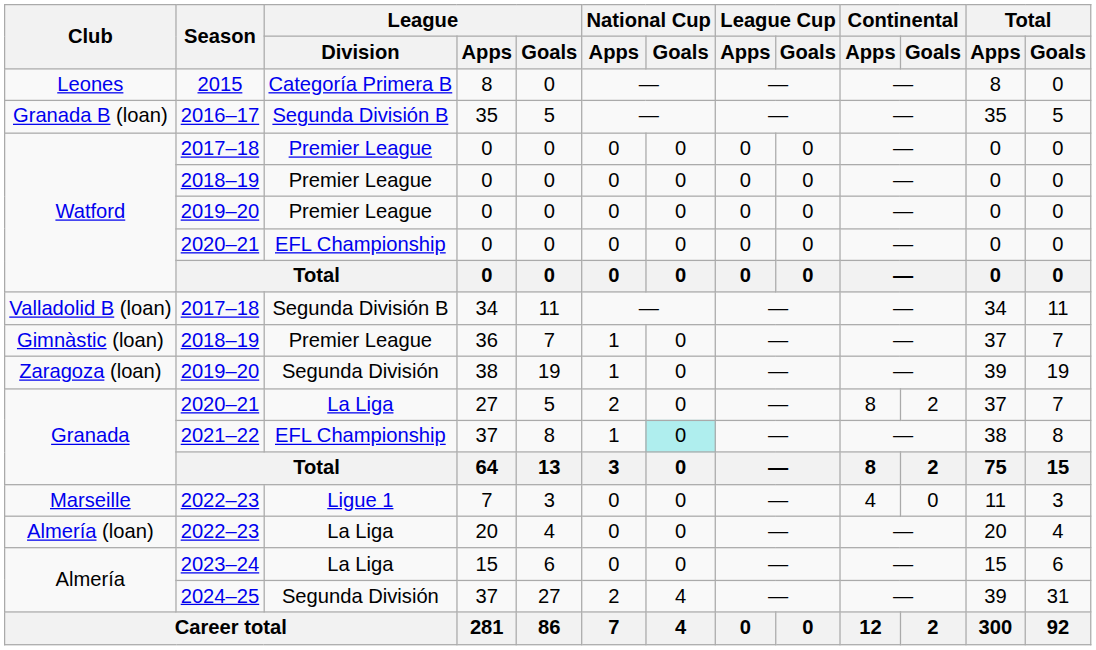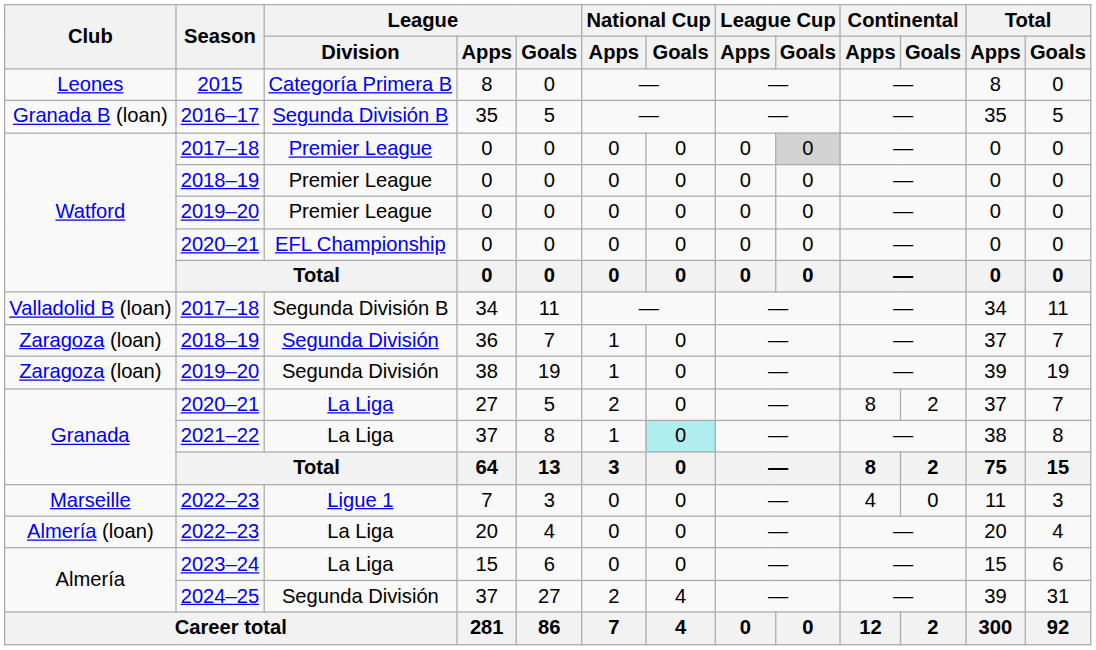(808, 148) no background -> (808, 148) lightgrey background
(90, 340) Gimnàstic (loan) -> (90, 340) Zaragoza (loan)
(360, 340) Premier League -> (360, 340) Segunda División
(360, 436) EFL Championship -> (360, 436) La Liga
